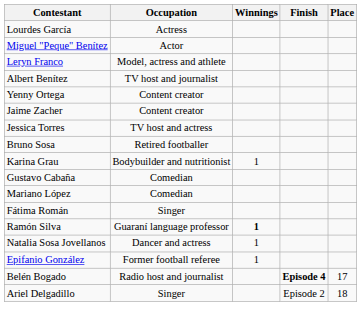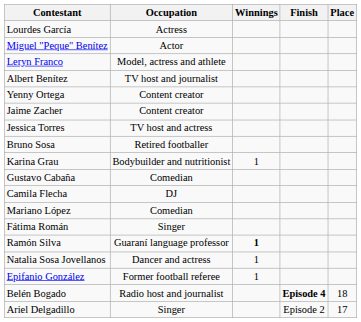+ row: (37, 194)
(342, 276) 17 -> (342, 293) 18
(342, 293) 18 -> (342, 309) 17
